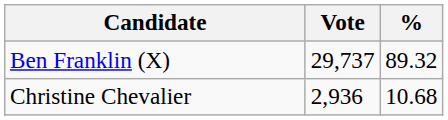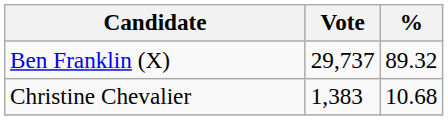(337, 96) 2,936 -> (337, 96) 1,383
